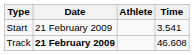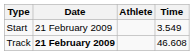(169, 27) 3.541 -> (169, 27) 3.549
